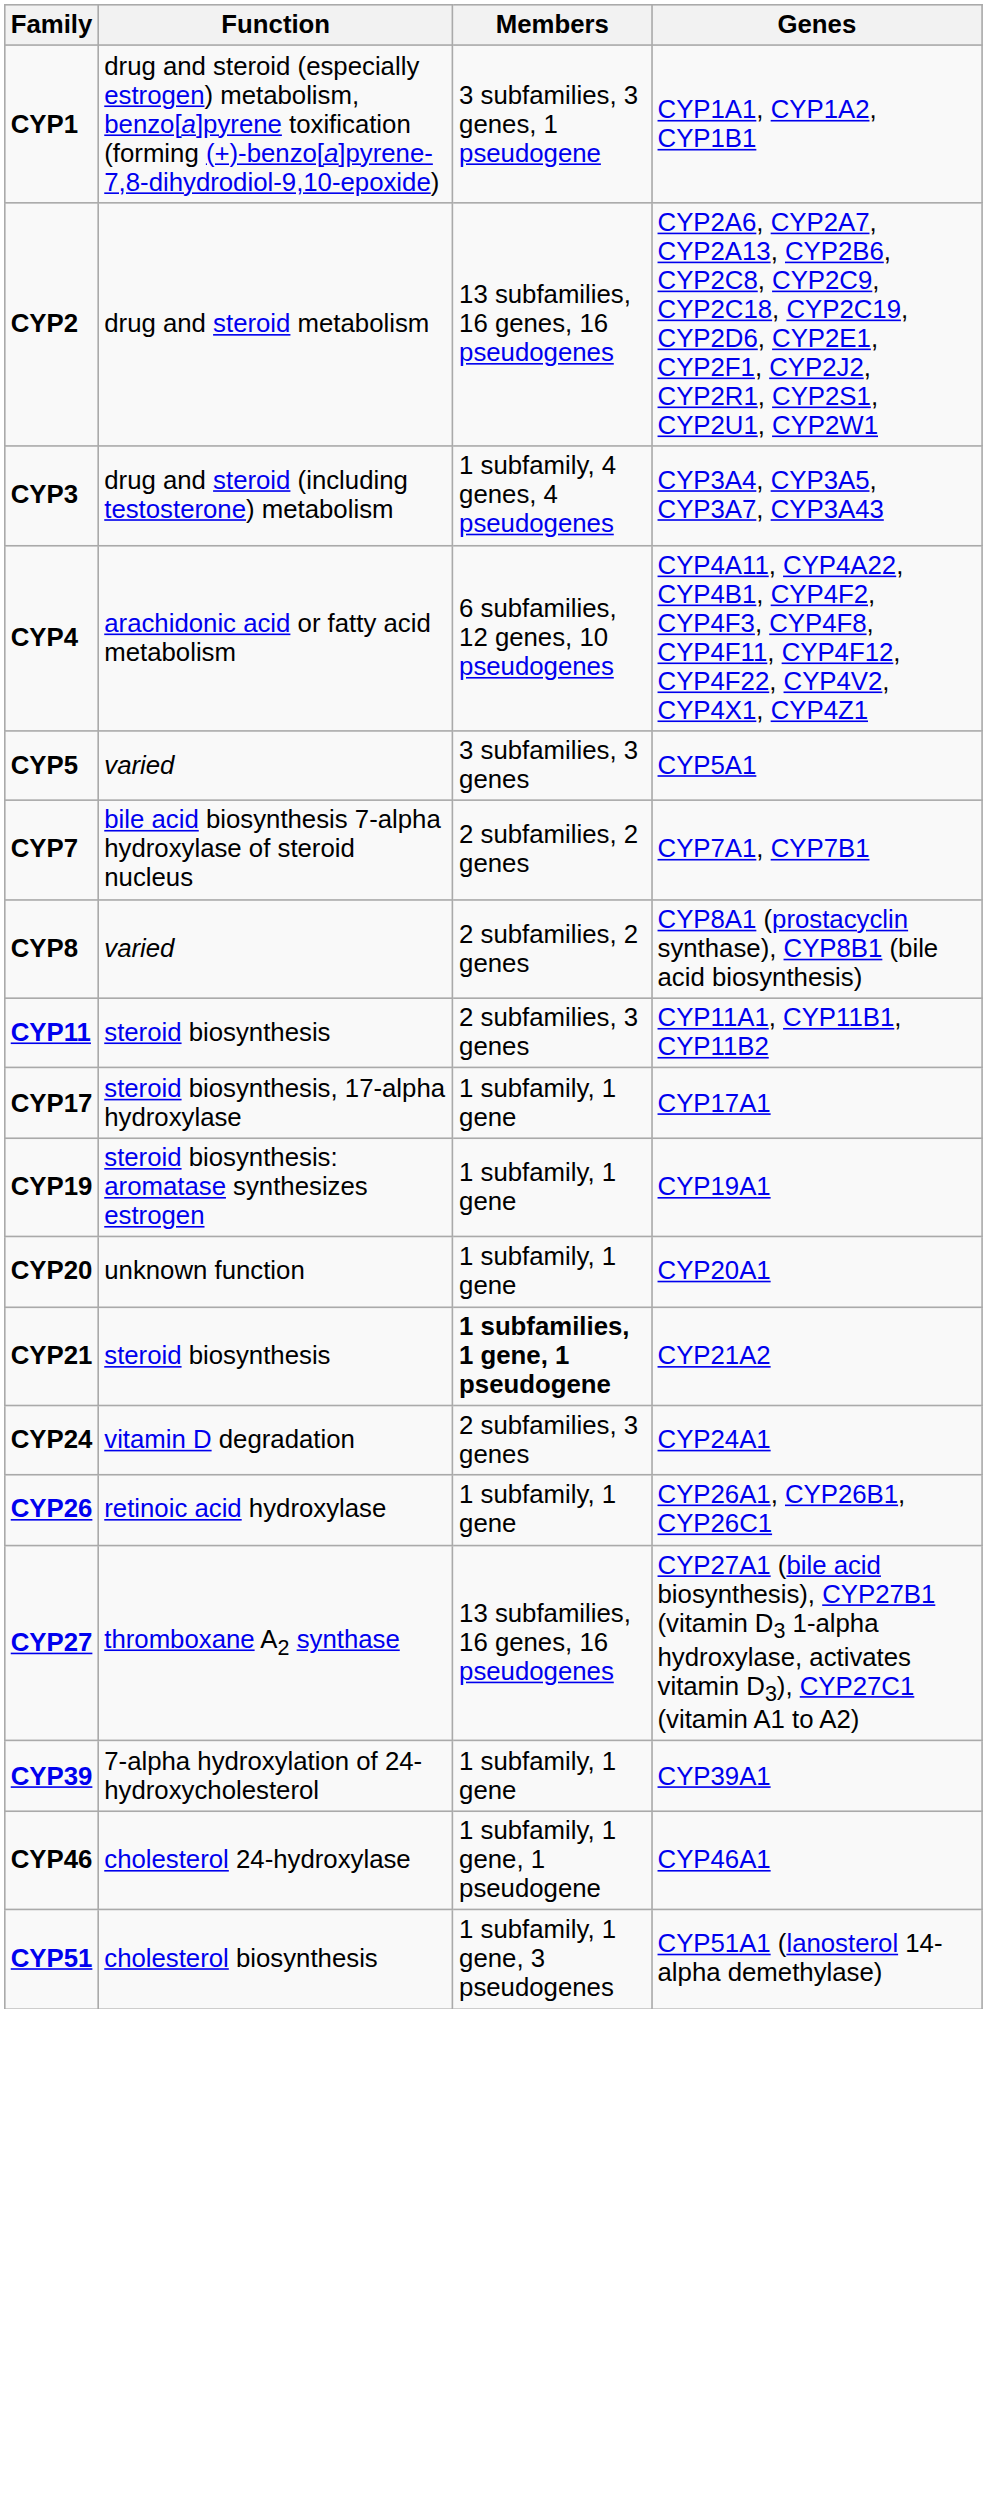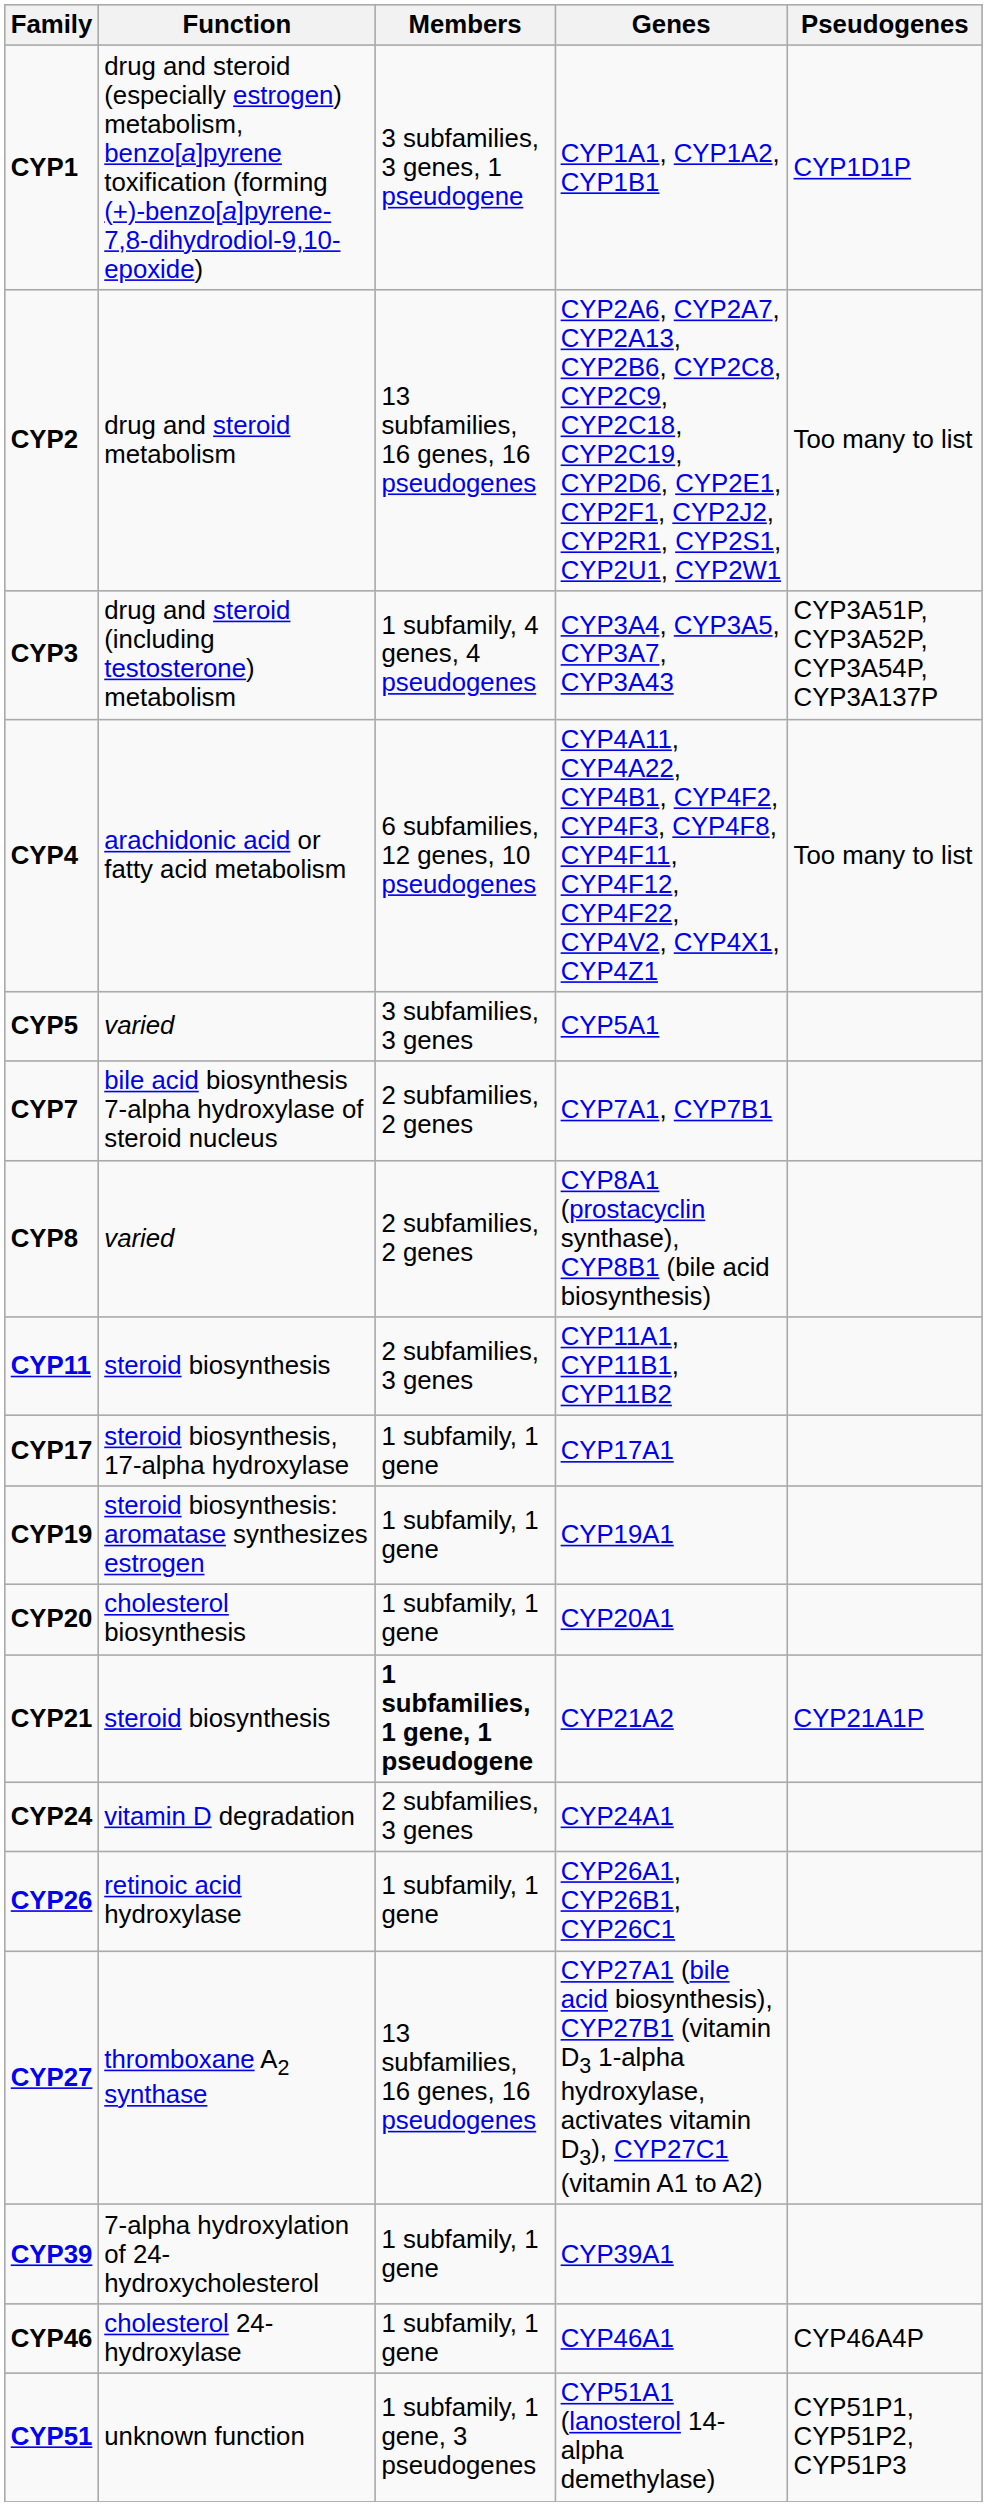+ column: (885, 24)
(204, 1271) unknown function -> (175, 1619) cholesterol biosynthesis
(538, 1859) 1 subfamily, 1 gene, 1 pseudogene -> (460, 2338) 1 subfamily, 1 gene
(241, 1958) cholesterol biosynthesis -> (204, 2436) unknown function
